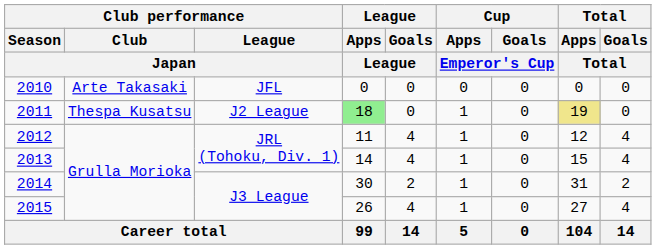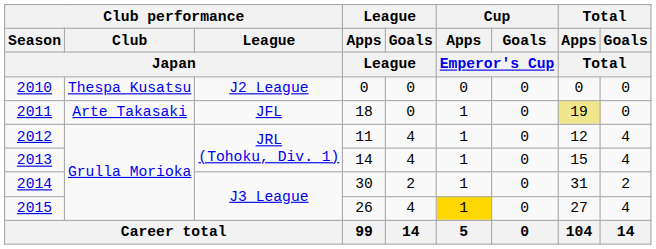(130, 88) Arte Takasaki -> (130, 88) Thespa Kusatsu
(269, 88) JFL -> (269, 88) J2 League
(130, 112) Thespa Kusatsu -> (130, 112) Arte Takasaki
(269, 112) J2 League -> (269, 112) JFL
(364, 112) lightgreen background -> (364, 112) no background
(464, 208) no background -> (464, 208) gold background
